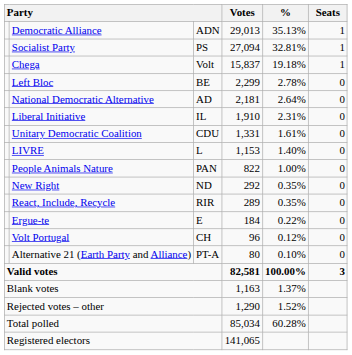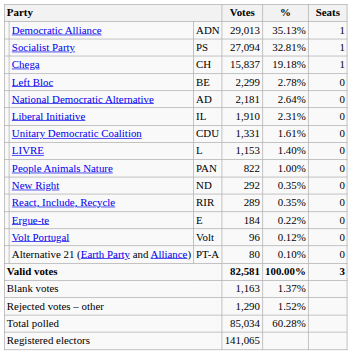(205, 64) Volt -> (204, 64) CH
(204, 237) CH -> (205, 237) Volt
